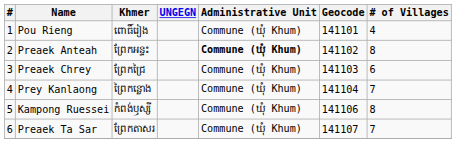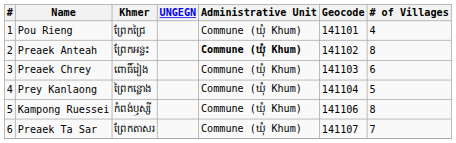(131, 30) ពោធិ៍រៀង -> (130, 30) ព្រែកជ្រៃ
(130, 69) ព្រែកជ្រៃ -> (131, 69) ពោធិ៍រៀង
(372, 90) 7 -> (372, 90) 5
